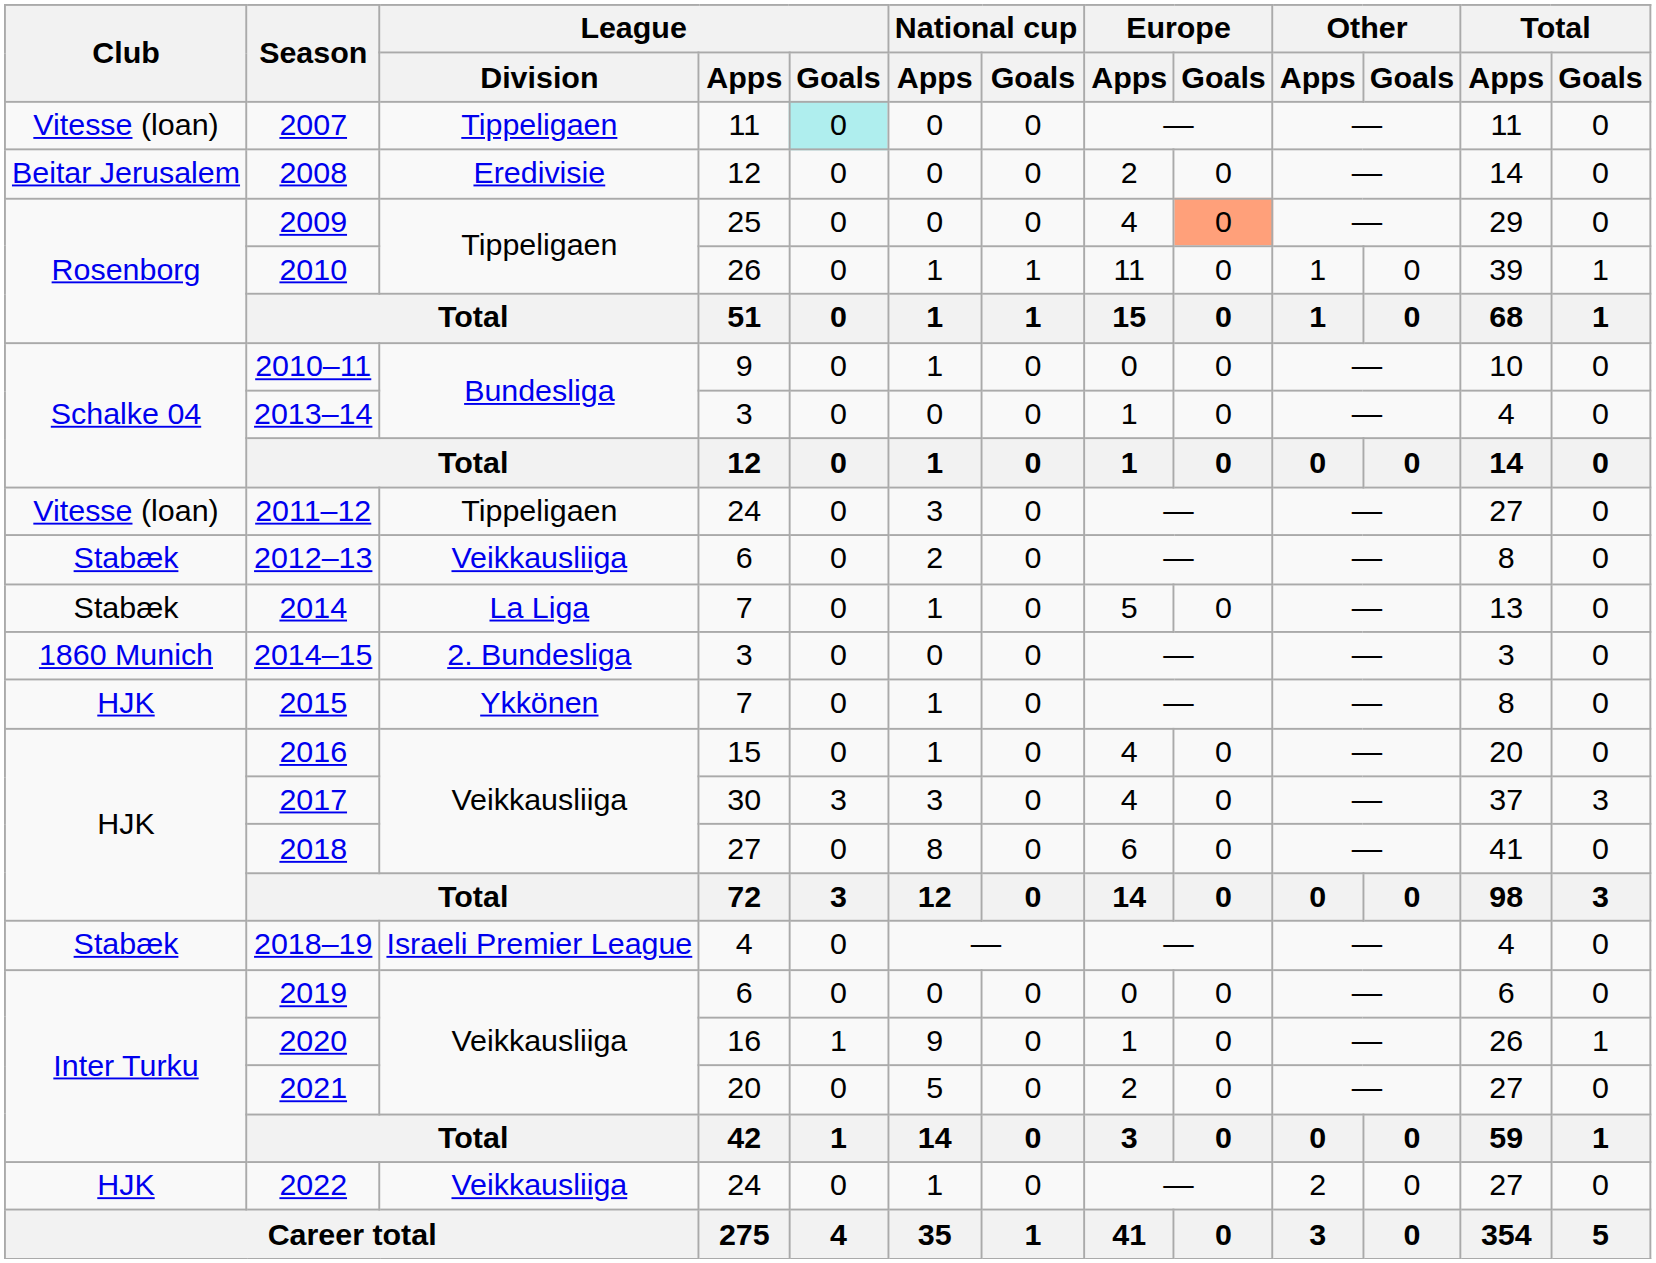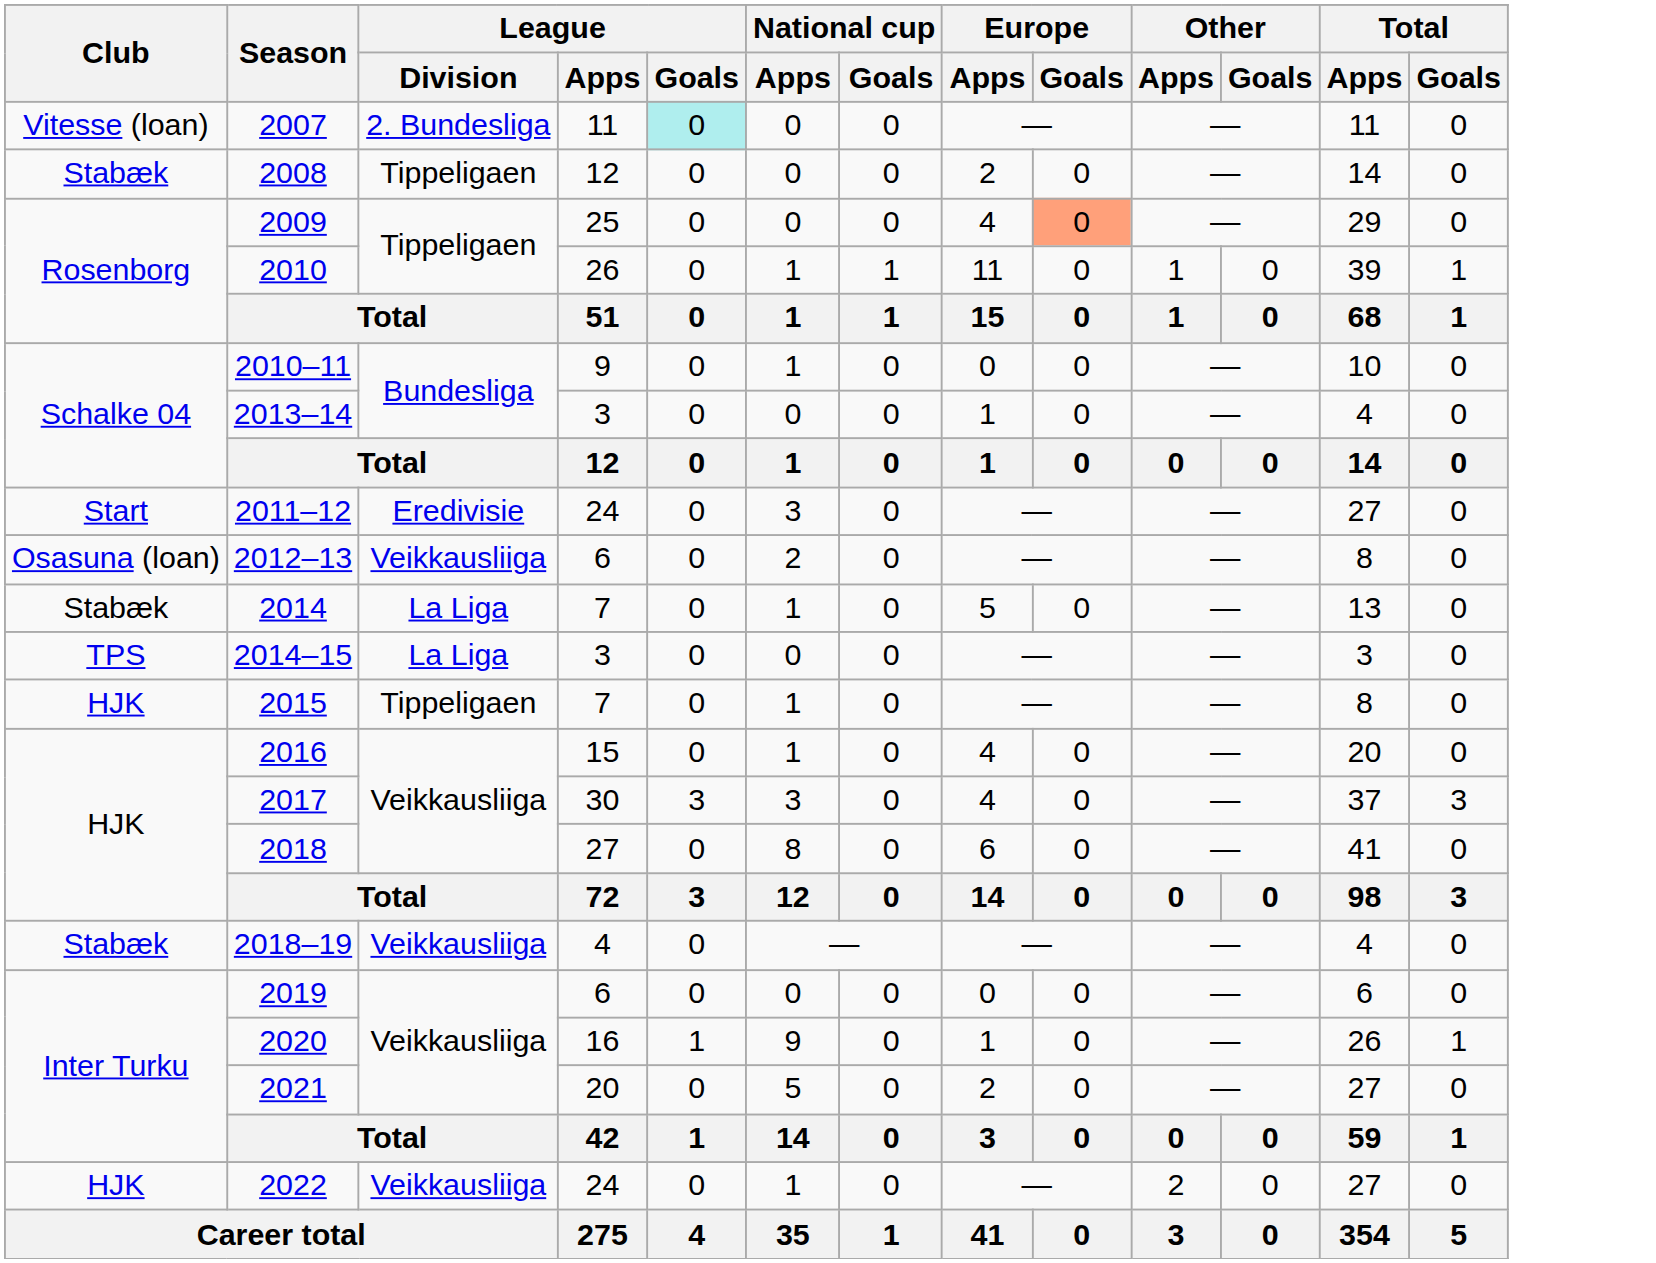(539, 125) Tippeligaen -> (458, 125) 2. Bundesliga
(126, 173) Beitar Jerusalem -> (116, 173) Stabæk
(539, 173) Eredivisie -> (458, 173) Tippeligaen
(126, 510) Vitesse (loan) -> (116, 510) Start
(539, 510) Tippeligaen -> (458, 510) Eredivisie
(126, 558) Stabæk -> (116, 558) Osasuna (loan)
(126, 655) 1860 Munich -> (116, 655) TPS
(539, 655) 2. Bundesliga -> (458, 655) La Liga
(539, 703) Ykkönen -> (458, 703) Tippeligaen
(539, 944) Israeli Premier League -> (458, 944) Veikkausliiga
